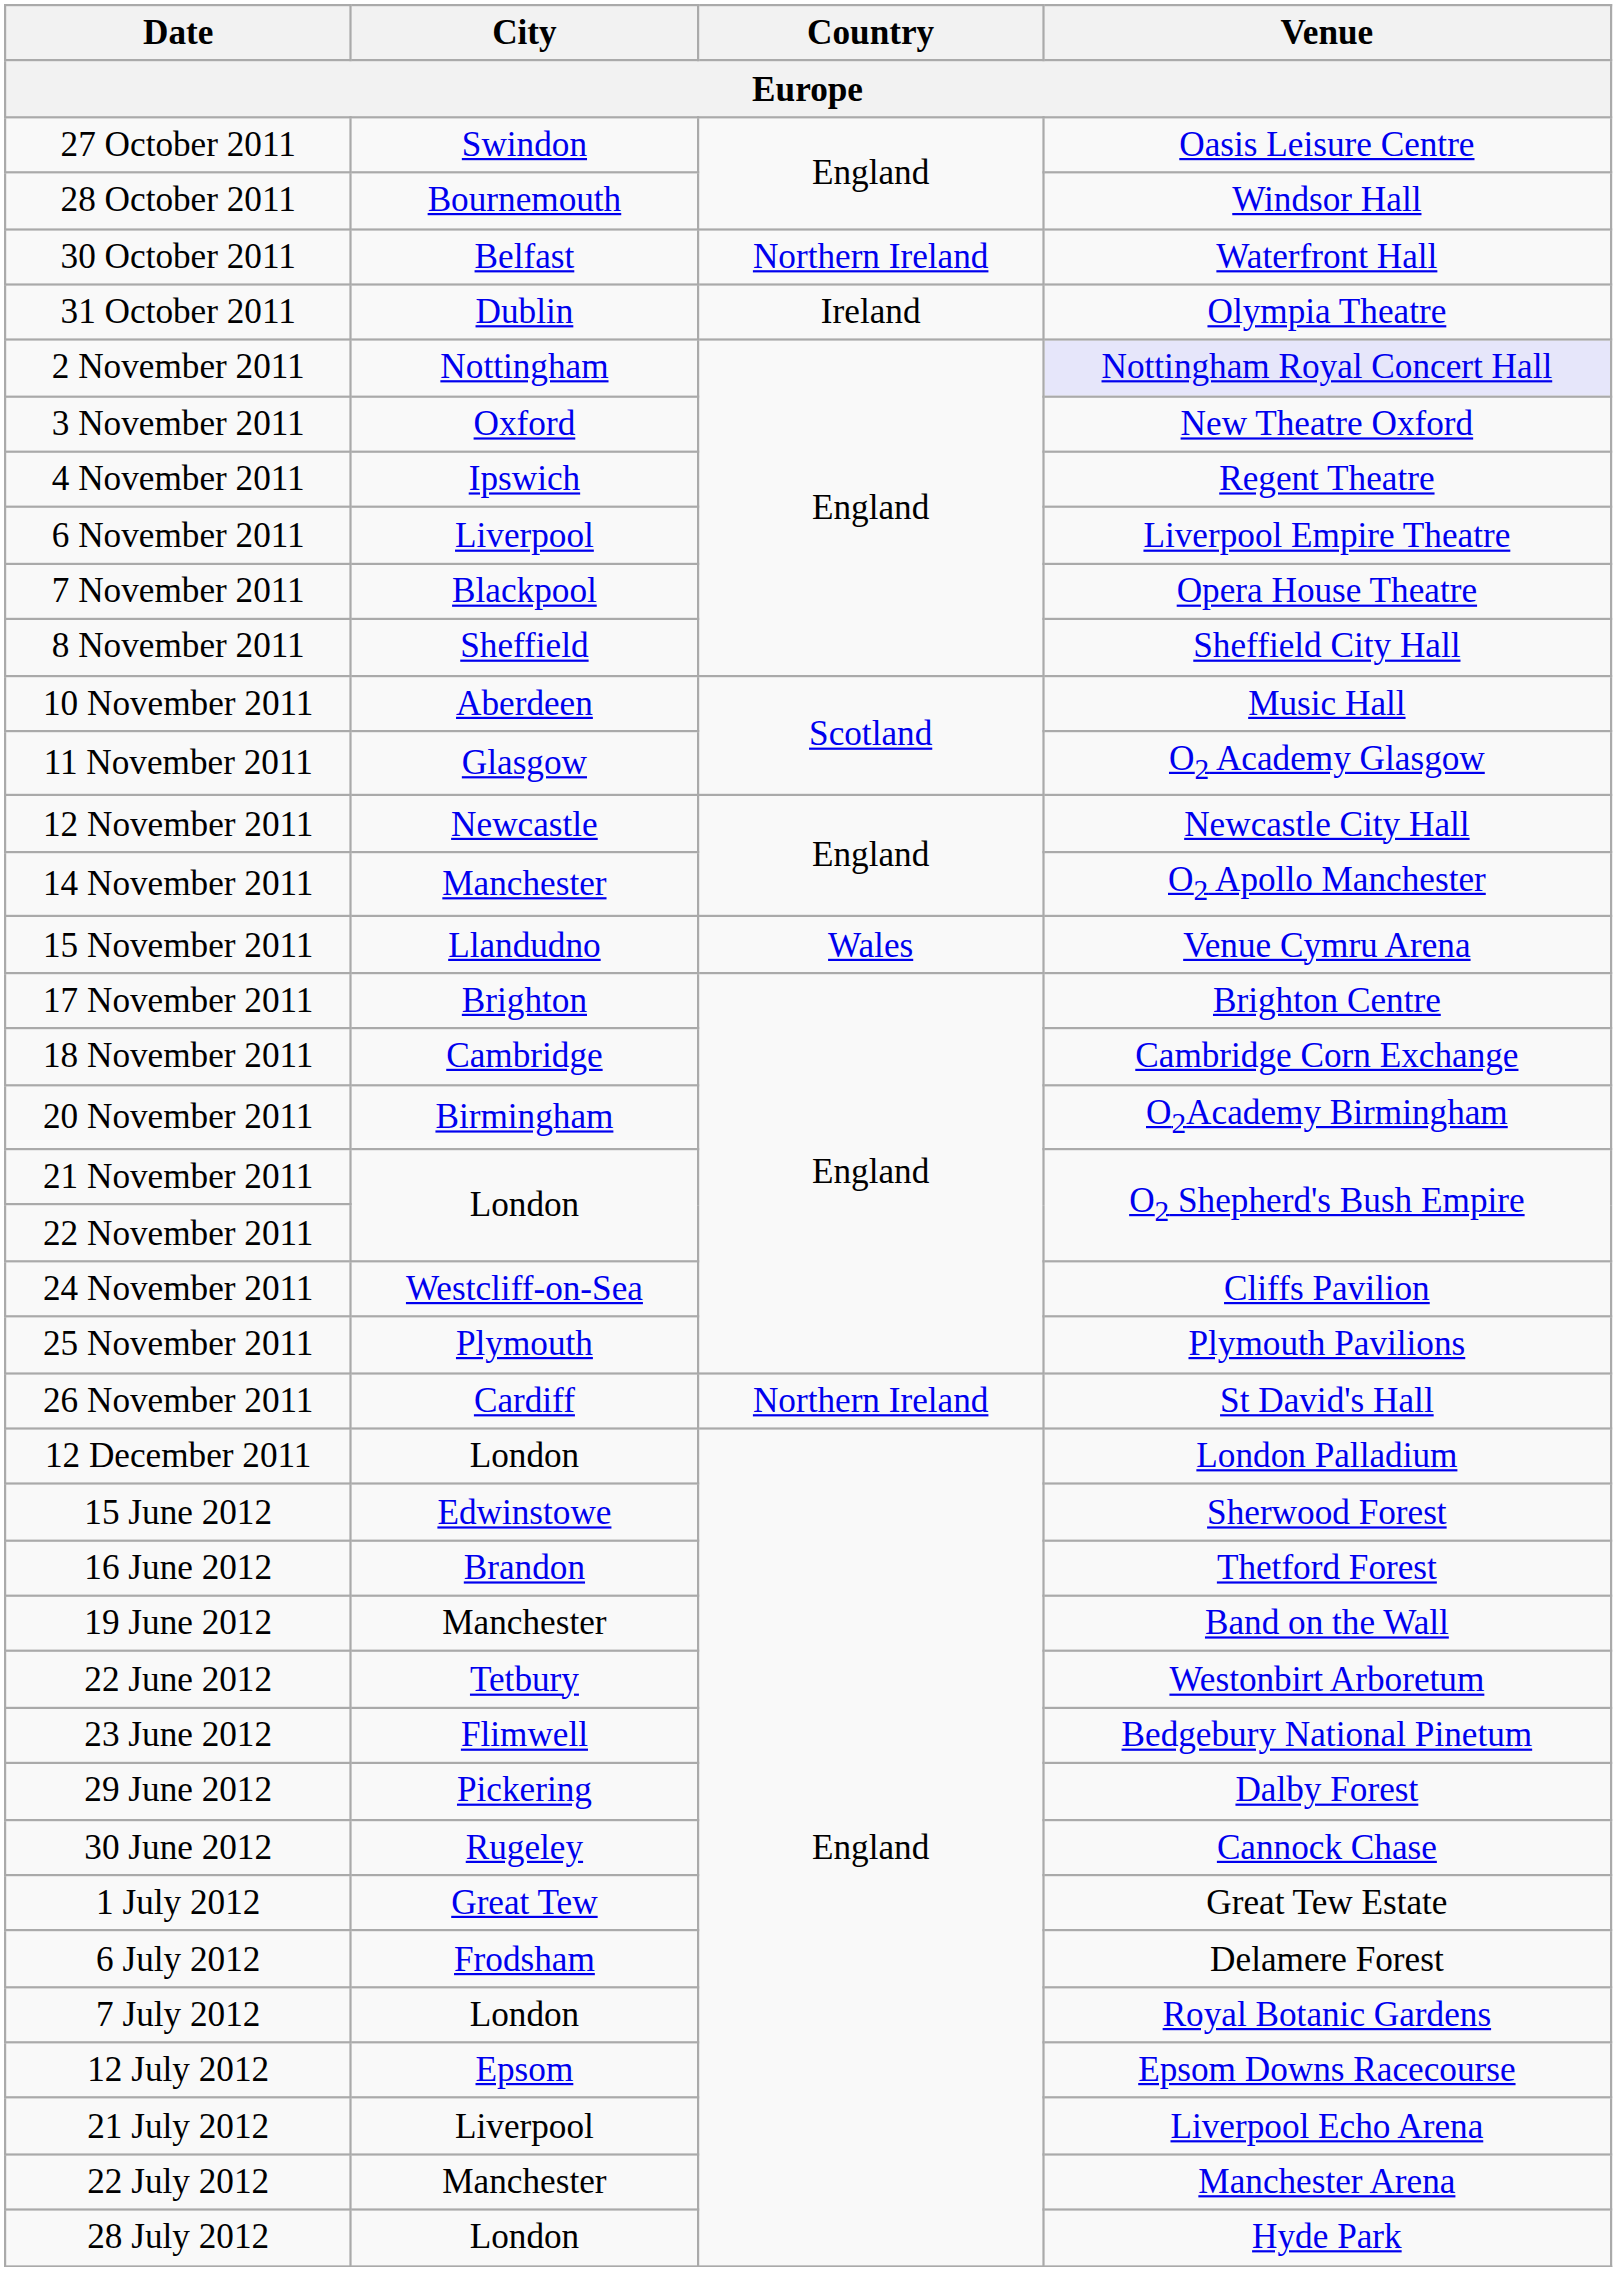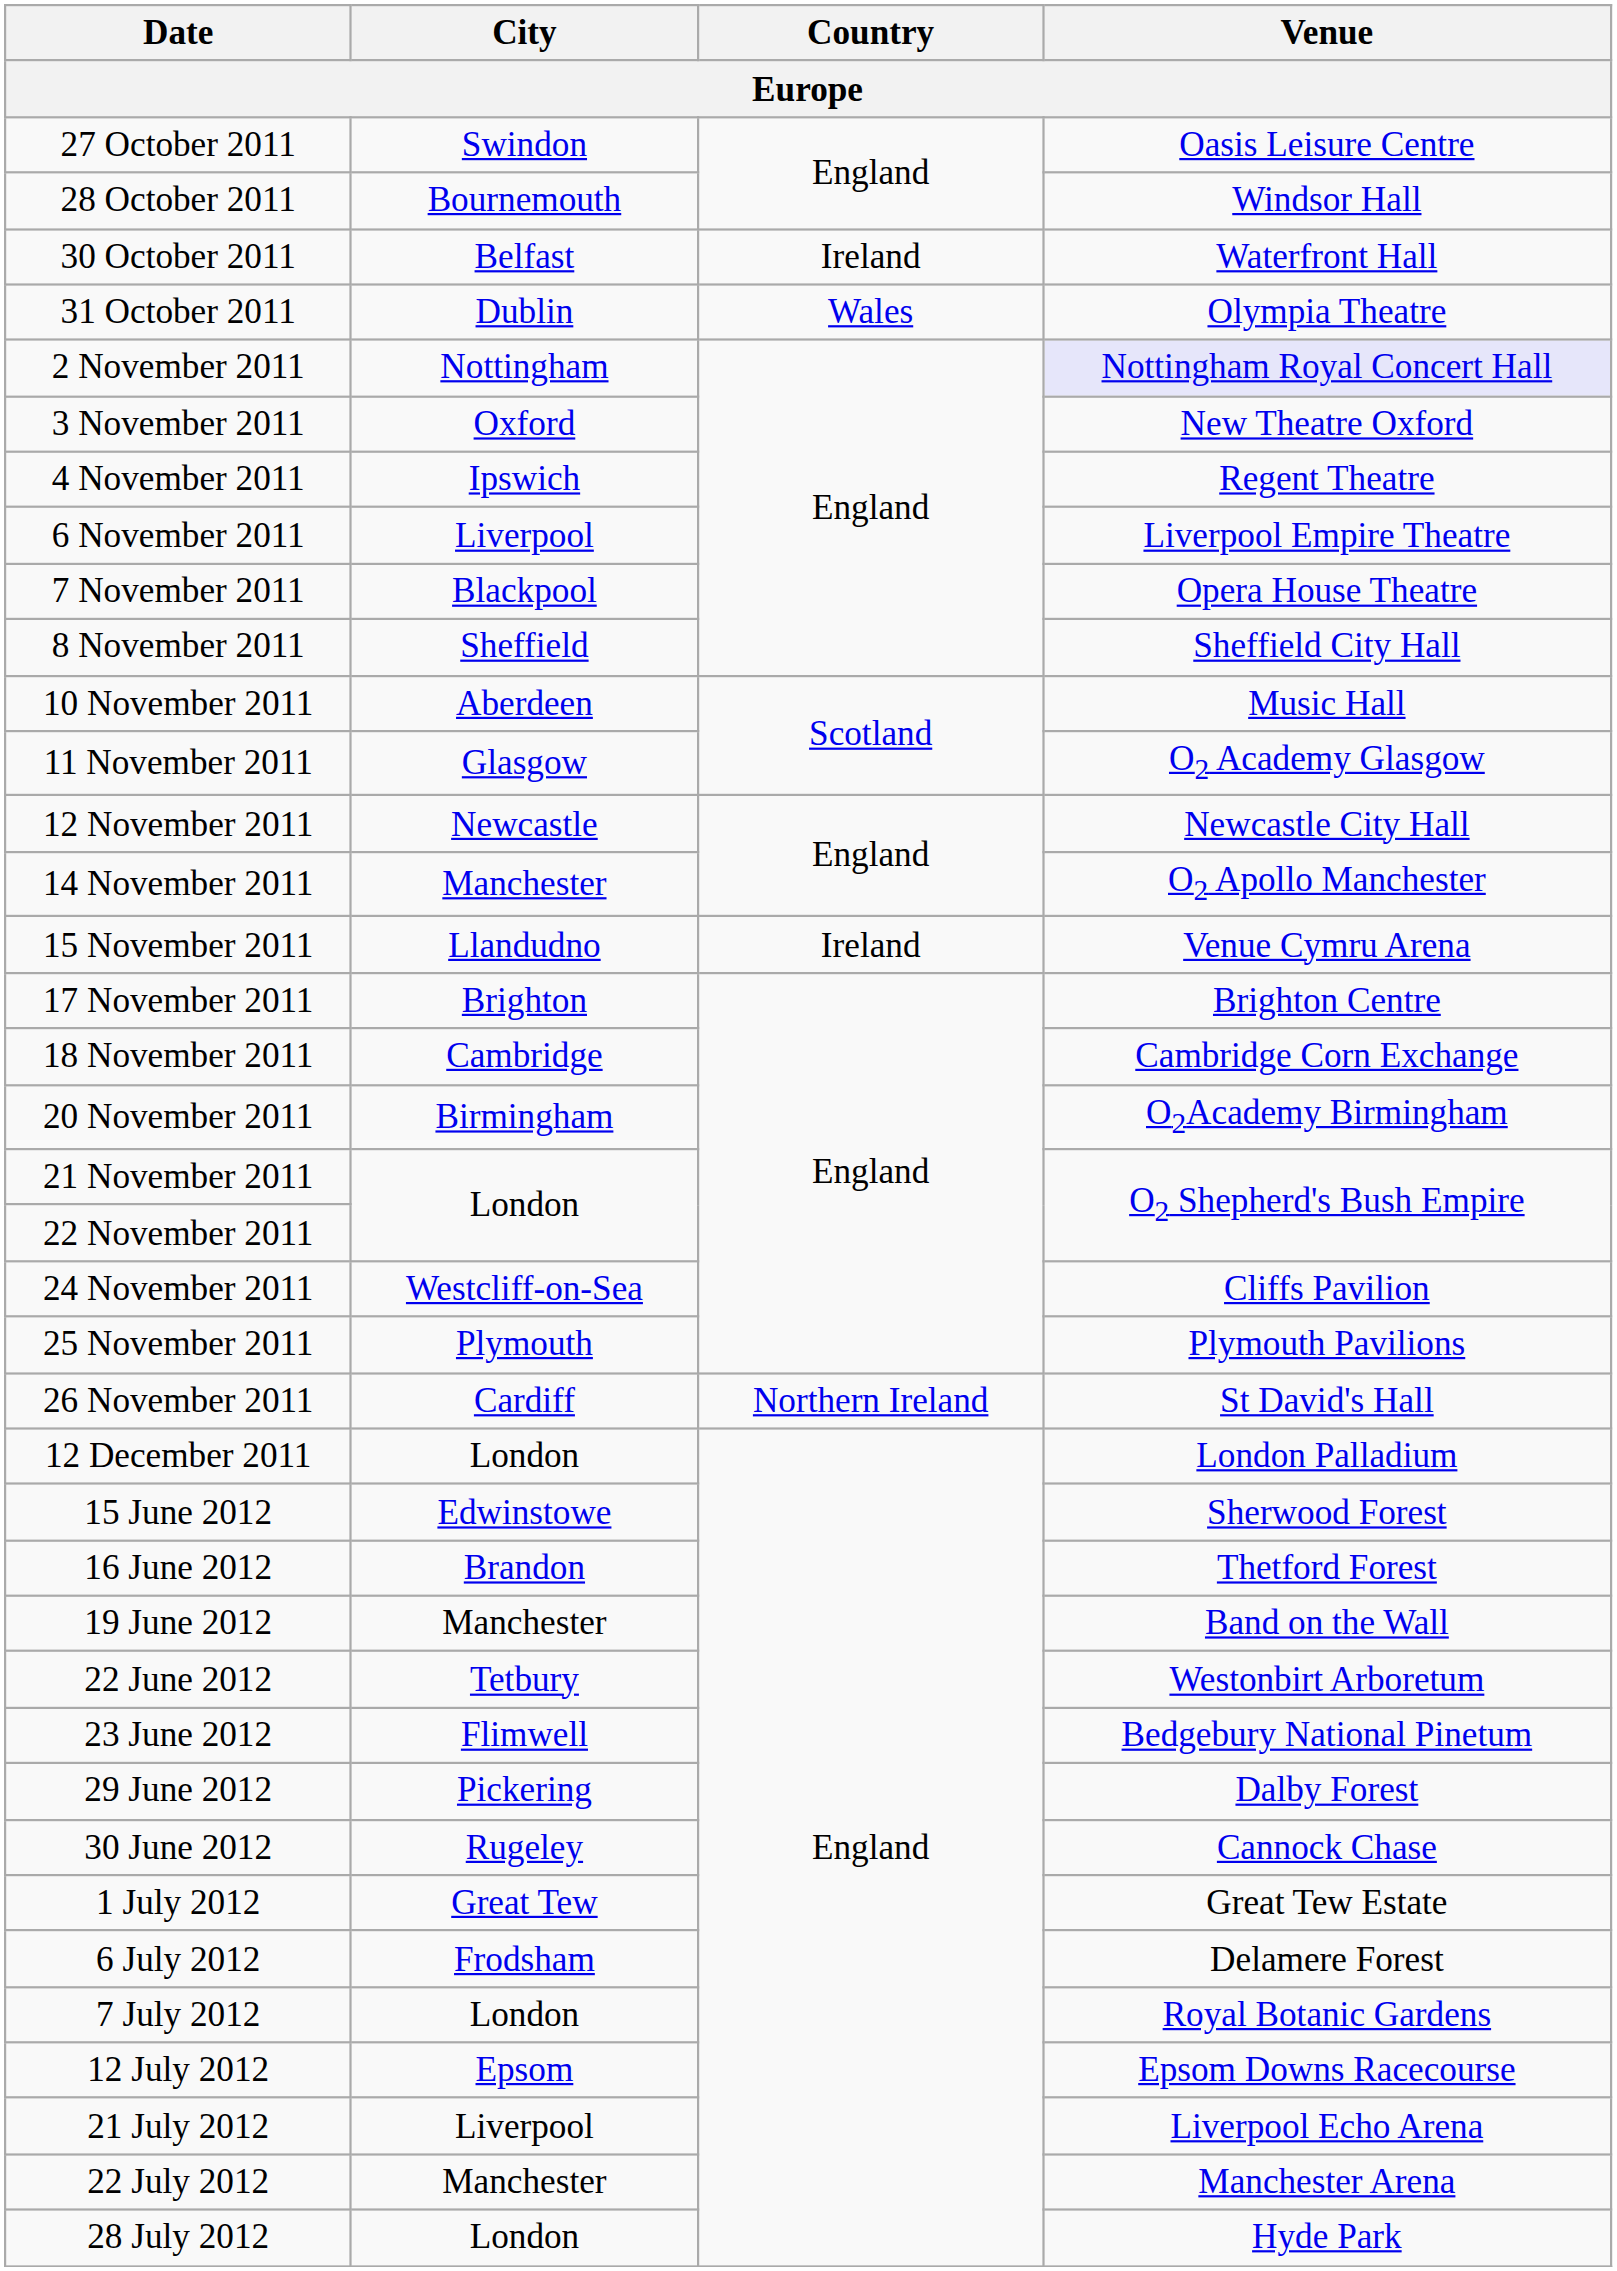(871, 255) Northern Ireland -> (871, 255) Ireland
(871, 311) Ireland -> (871, 311) Wales
(871, 944) Wales -> (871, 944) Ireland
